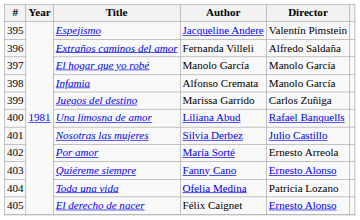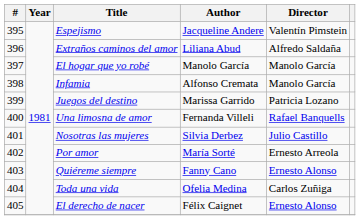(218, 48) Fernanda Villeli -> (212, 48) Liliana Abud
(300, 100) Carlos Zuñiga -> (304, 100) Patricia Lozano
(212, 118) Liliana Abud -> (218, 118) Fernanda Villeli
(304, 188) Patricia Lozano -> (300, 188) Carlos Zuñiga
